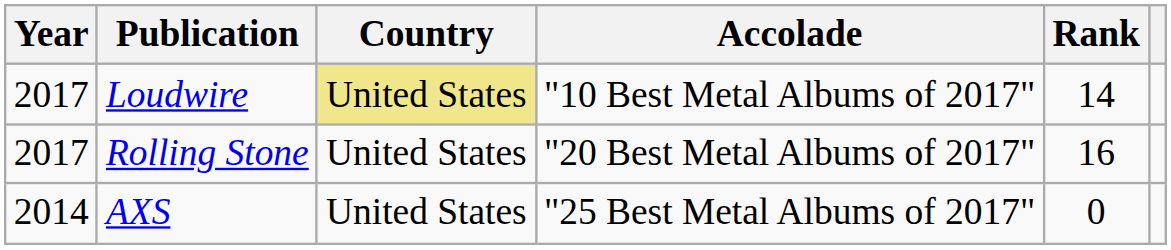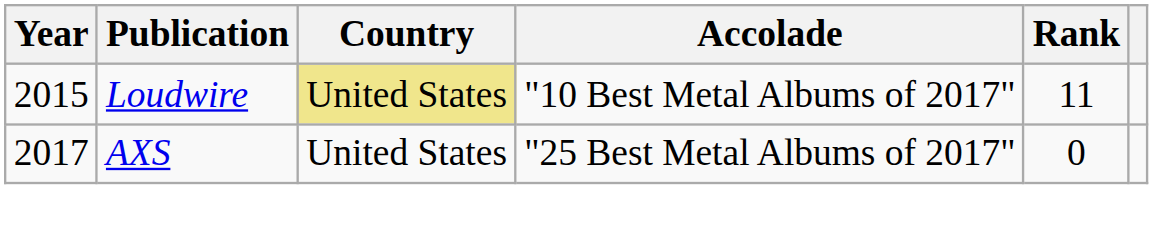(51, 93) 2017 -> (51, 93) 2015
(1096, 93) 14 -> (1076, 93) 11
- row: (207, 152)
(51, 212) 2014 -> (51, 152) 2017
